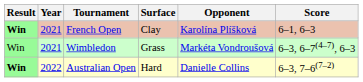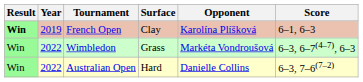(51, 29) 2021 -> (51, 29) 2019
(51, 47) 2021 -> (51, 47) 2022
(16, 67) bold -> (16, 67) normal
